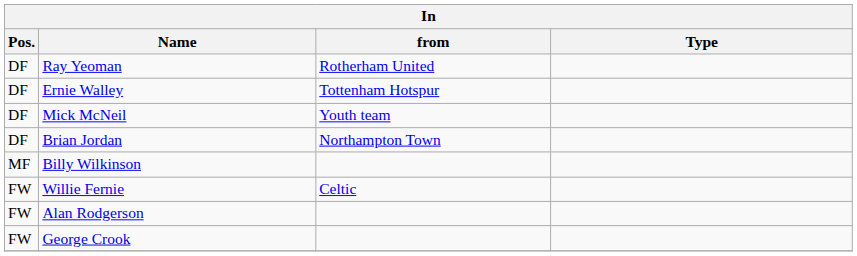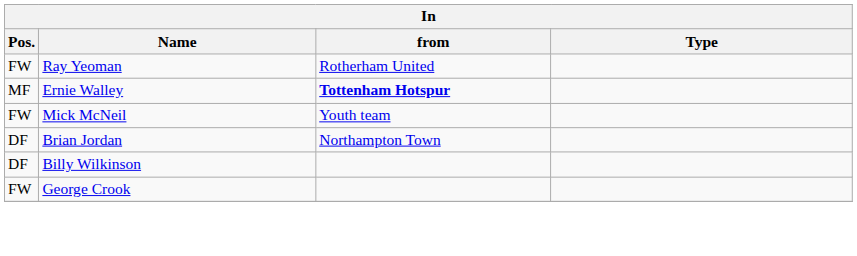(18, 66) DF -> (20, 66) FW
(18, 90) DF -> (19, 90) MF
(379, 90) normal -> (385, 90) bold
(18, 115) DF -> (20, 115) FW
(19, 164) MF -> (18, 164) DF
- row: (83, 189)
- row: (93, 213)
